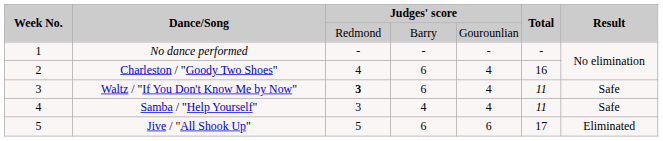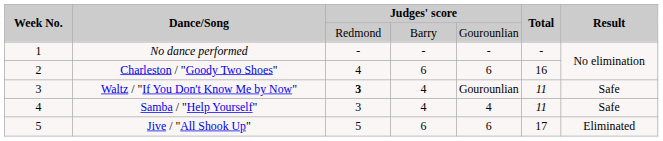(489, 70) 4 -> (489, 70) 6
(424, 88) 6 -> (424, 88) 4
(489, 88) 4 -> (489, 88) Gourounlian
